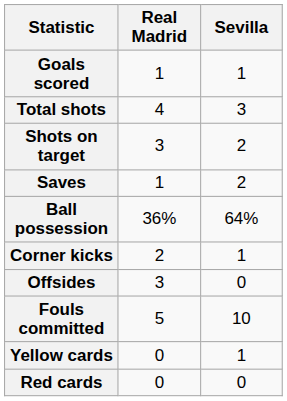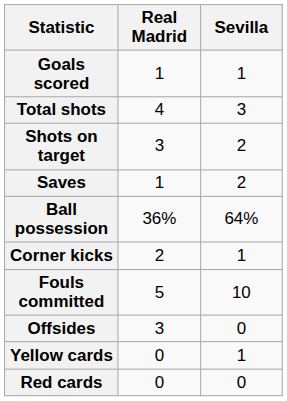rows swapped: (61, 318) <-> (61, 282)
